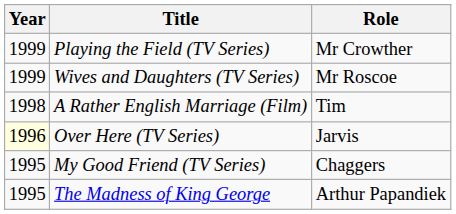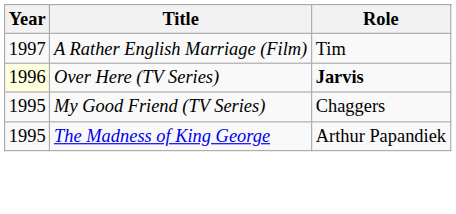- row: (162, 48)
- row: (177, 77)
(27, 106) 1998 -> (27, 48) 1997
(337, 135) normal -> (340, 77) bold
